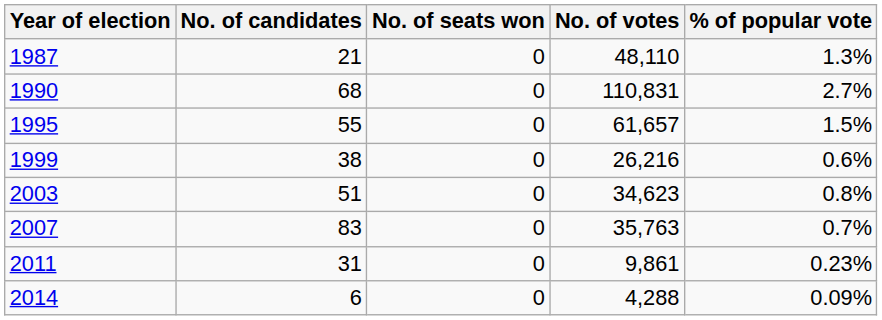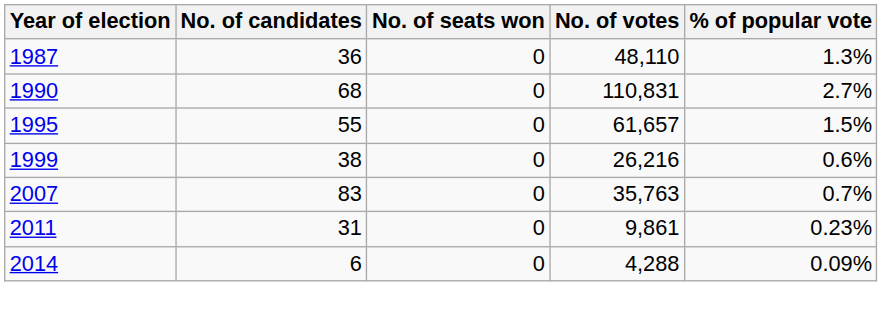(350, 56) 21 -> (350, 56) 36
- row: (34, 194)
